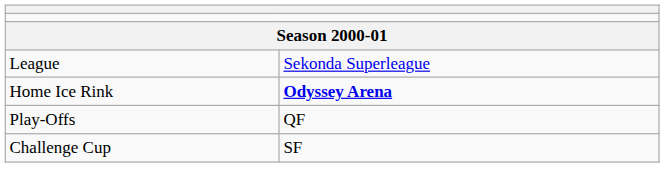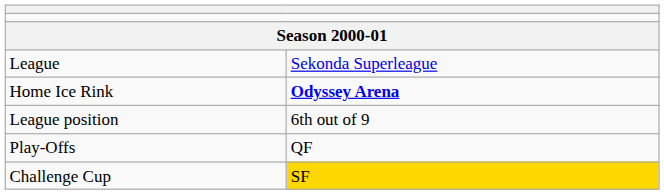+ row: (64, 119)
(293, 147) no background -> (300, 175) gold background
